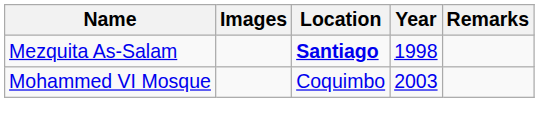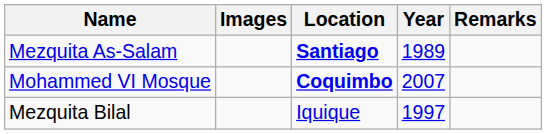(416, 50) 1998 -> (423, 50) 1989
(341, 81) normal -> (344, 81) bold
(416, 81) 2003 -> (423, 81) 2007
+ row: (70, 112)
